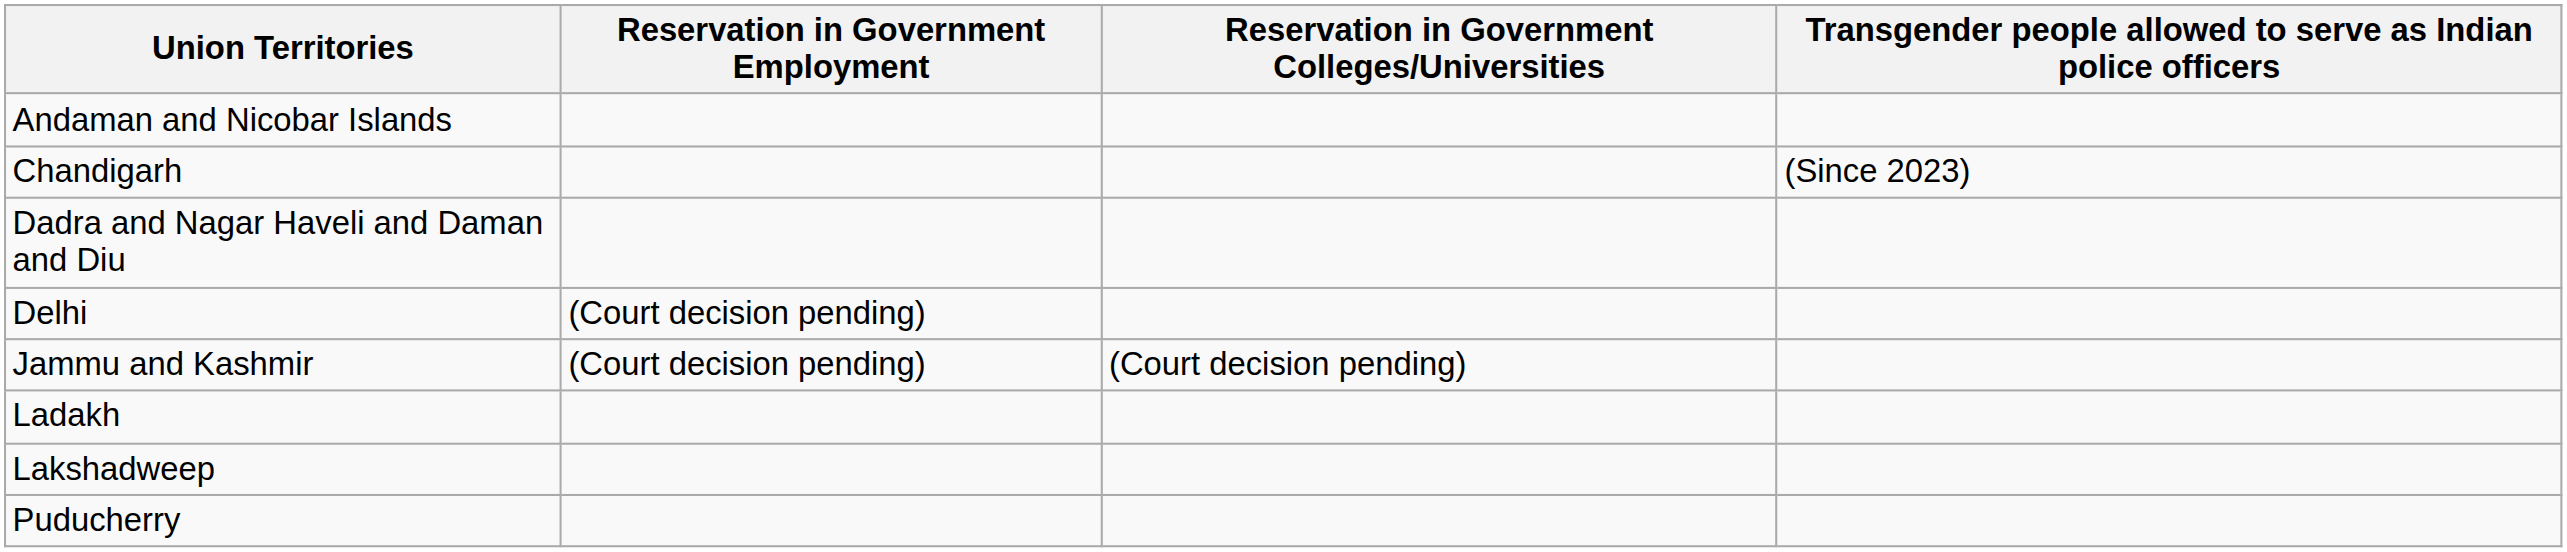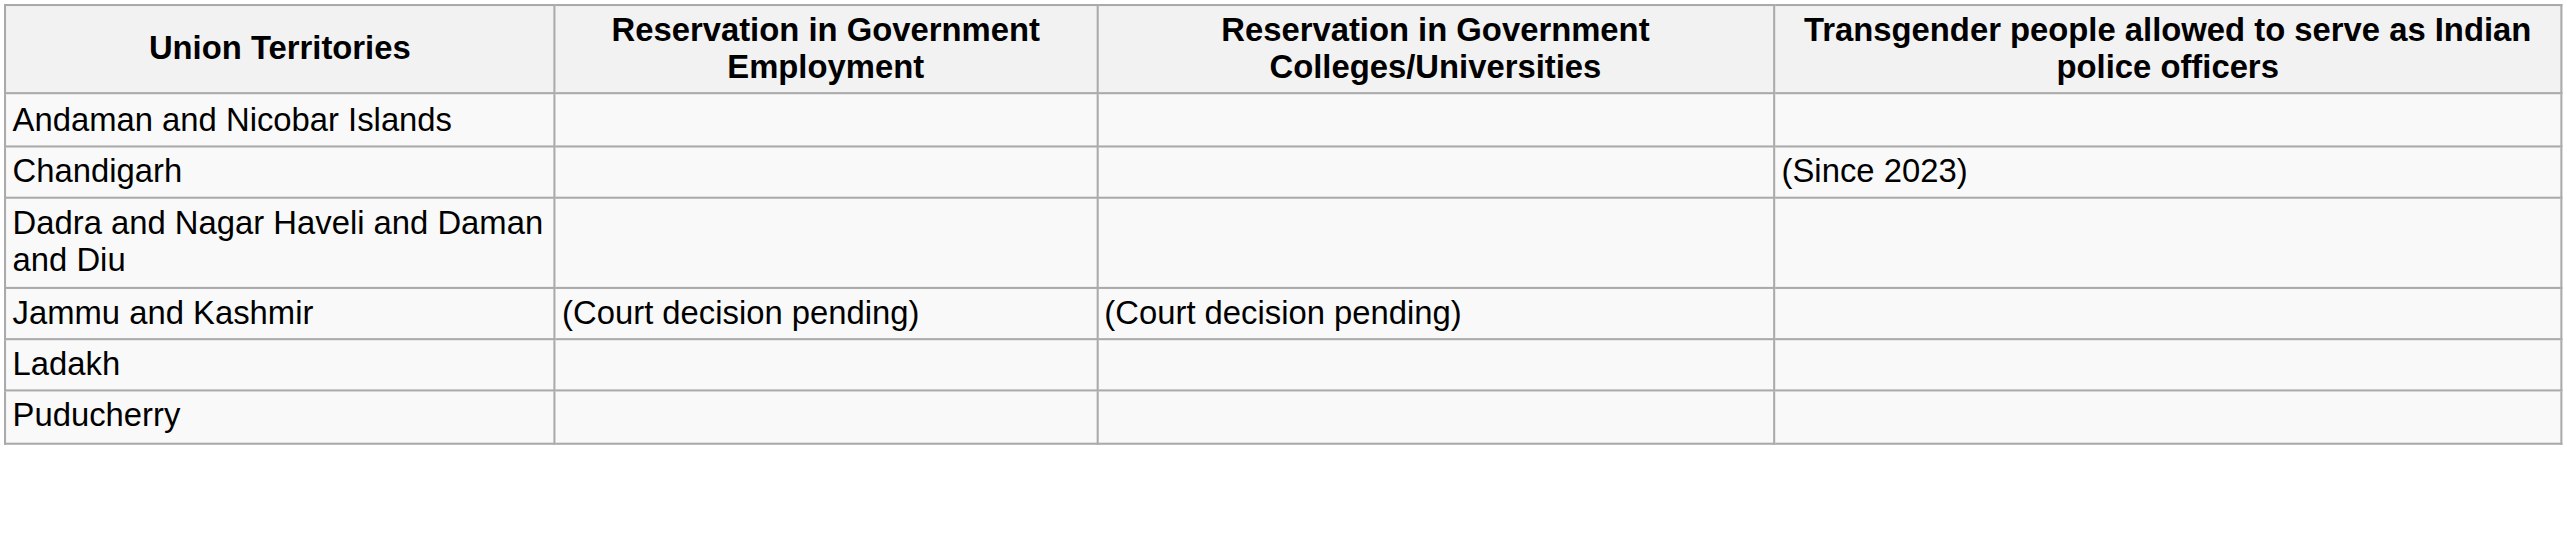- row: (50, 312)
- row: (114, 468)
